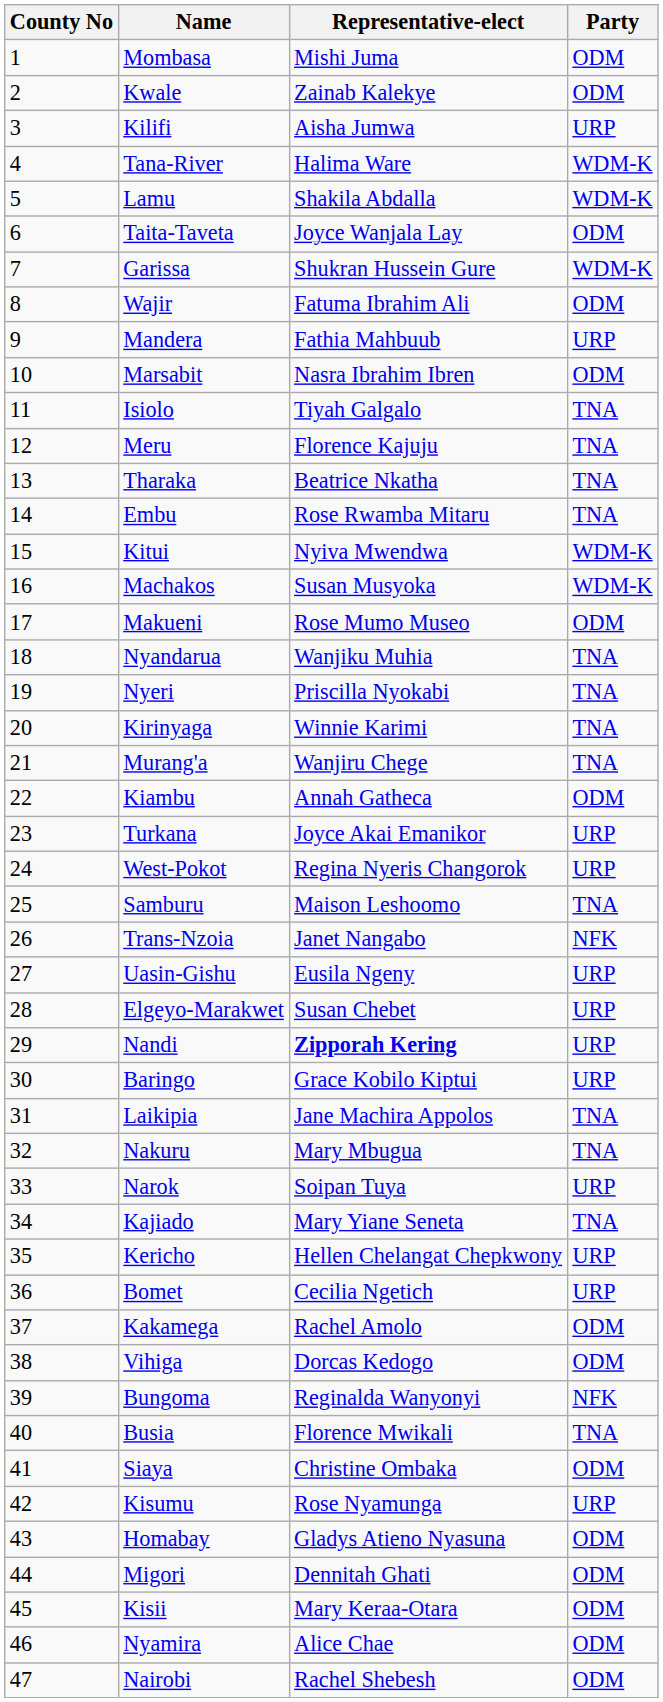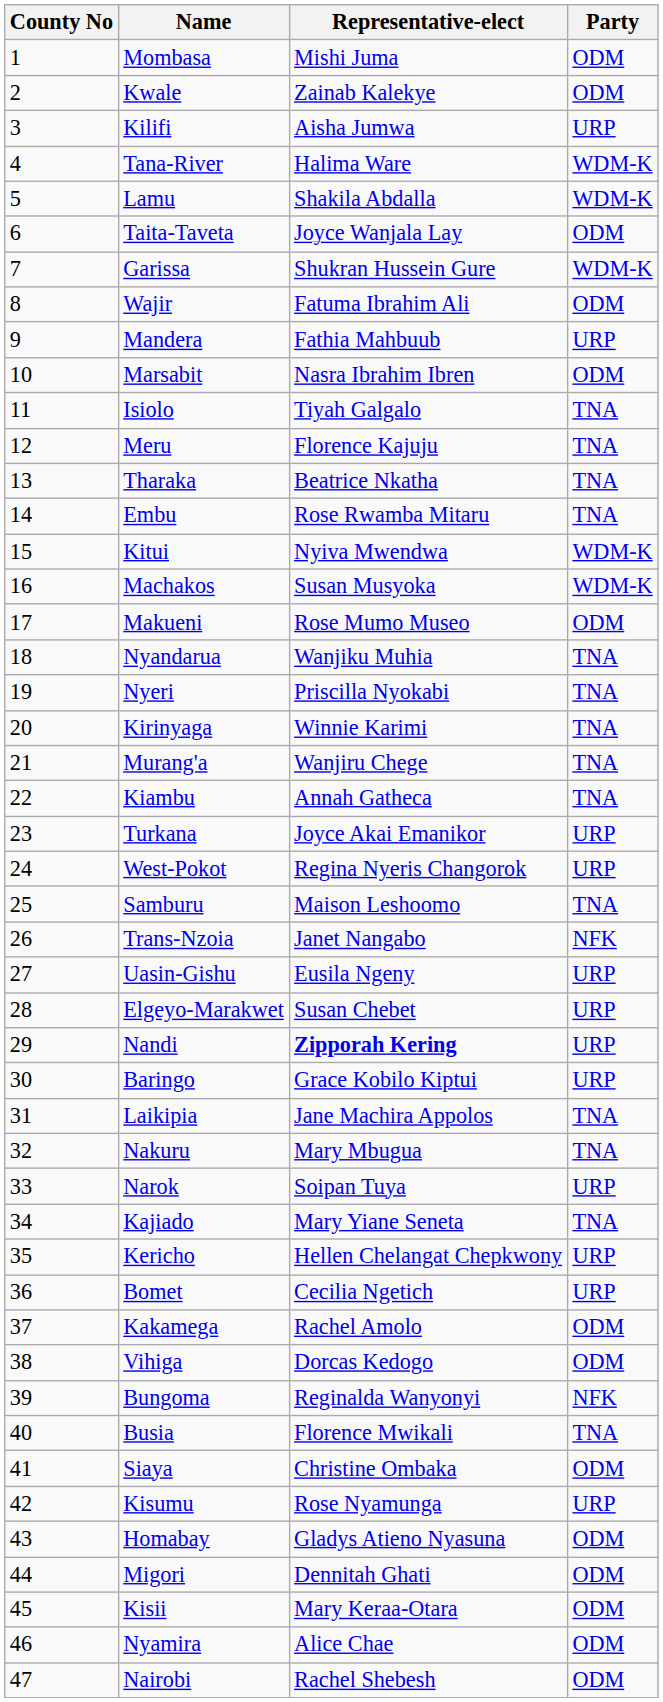(598, 798) ODM -> (595, 798) TNA
